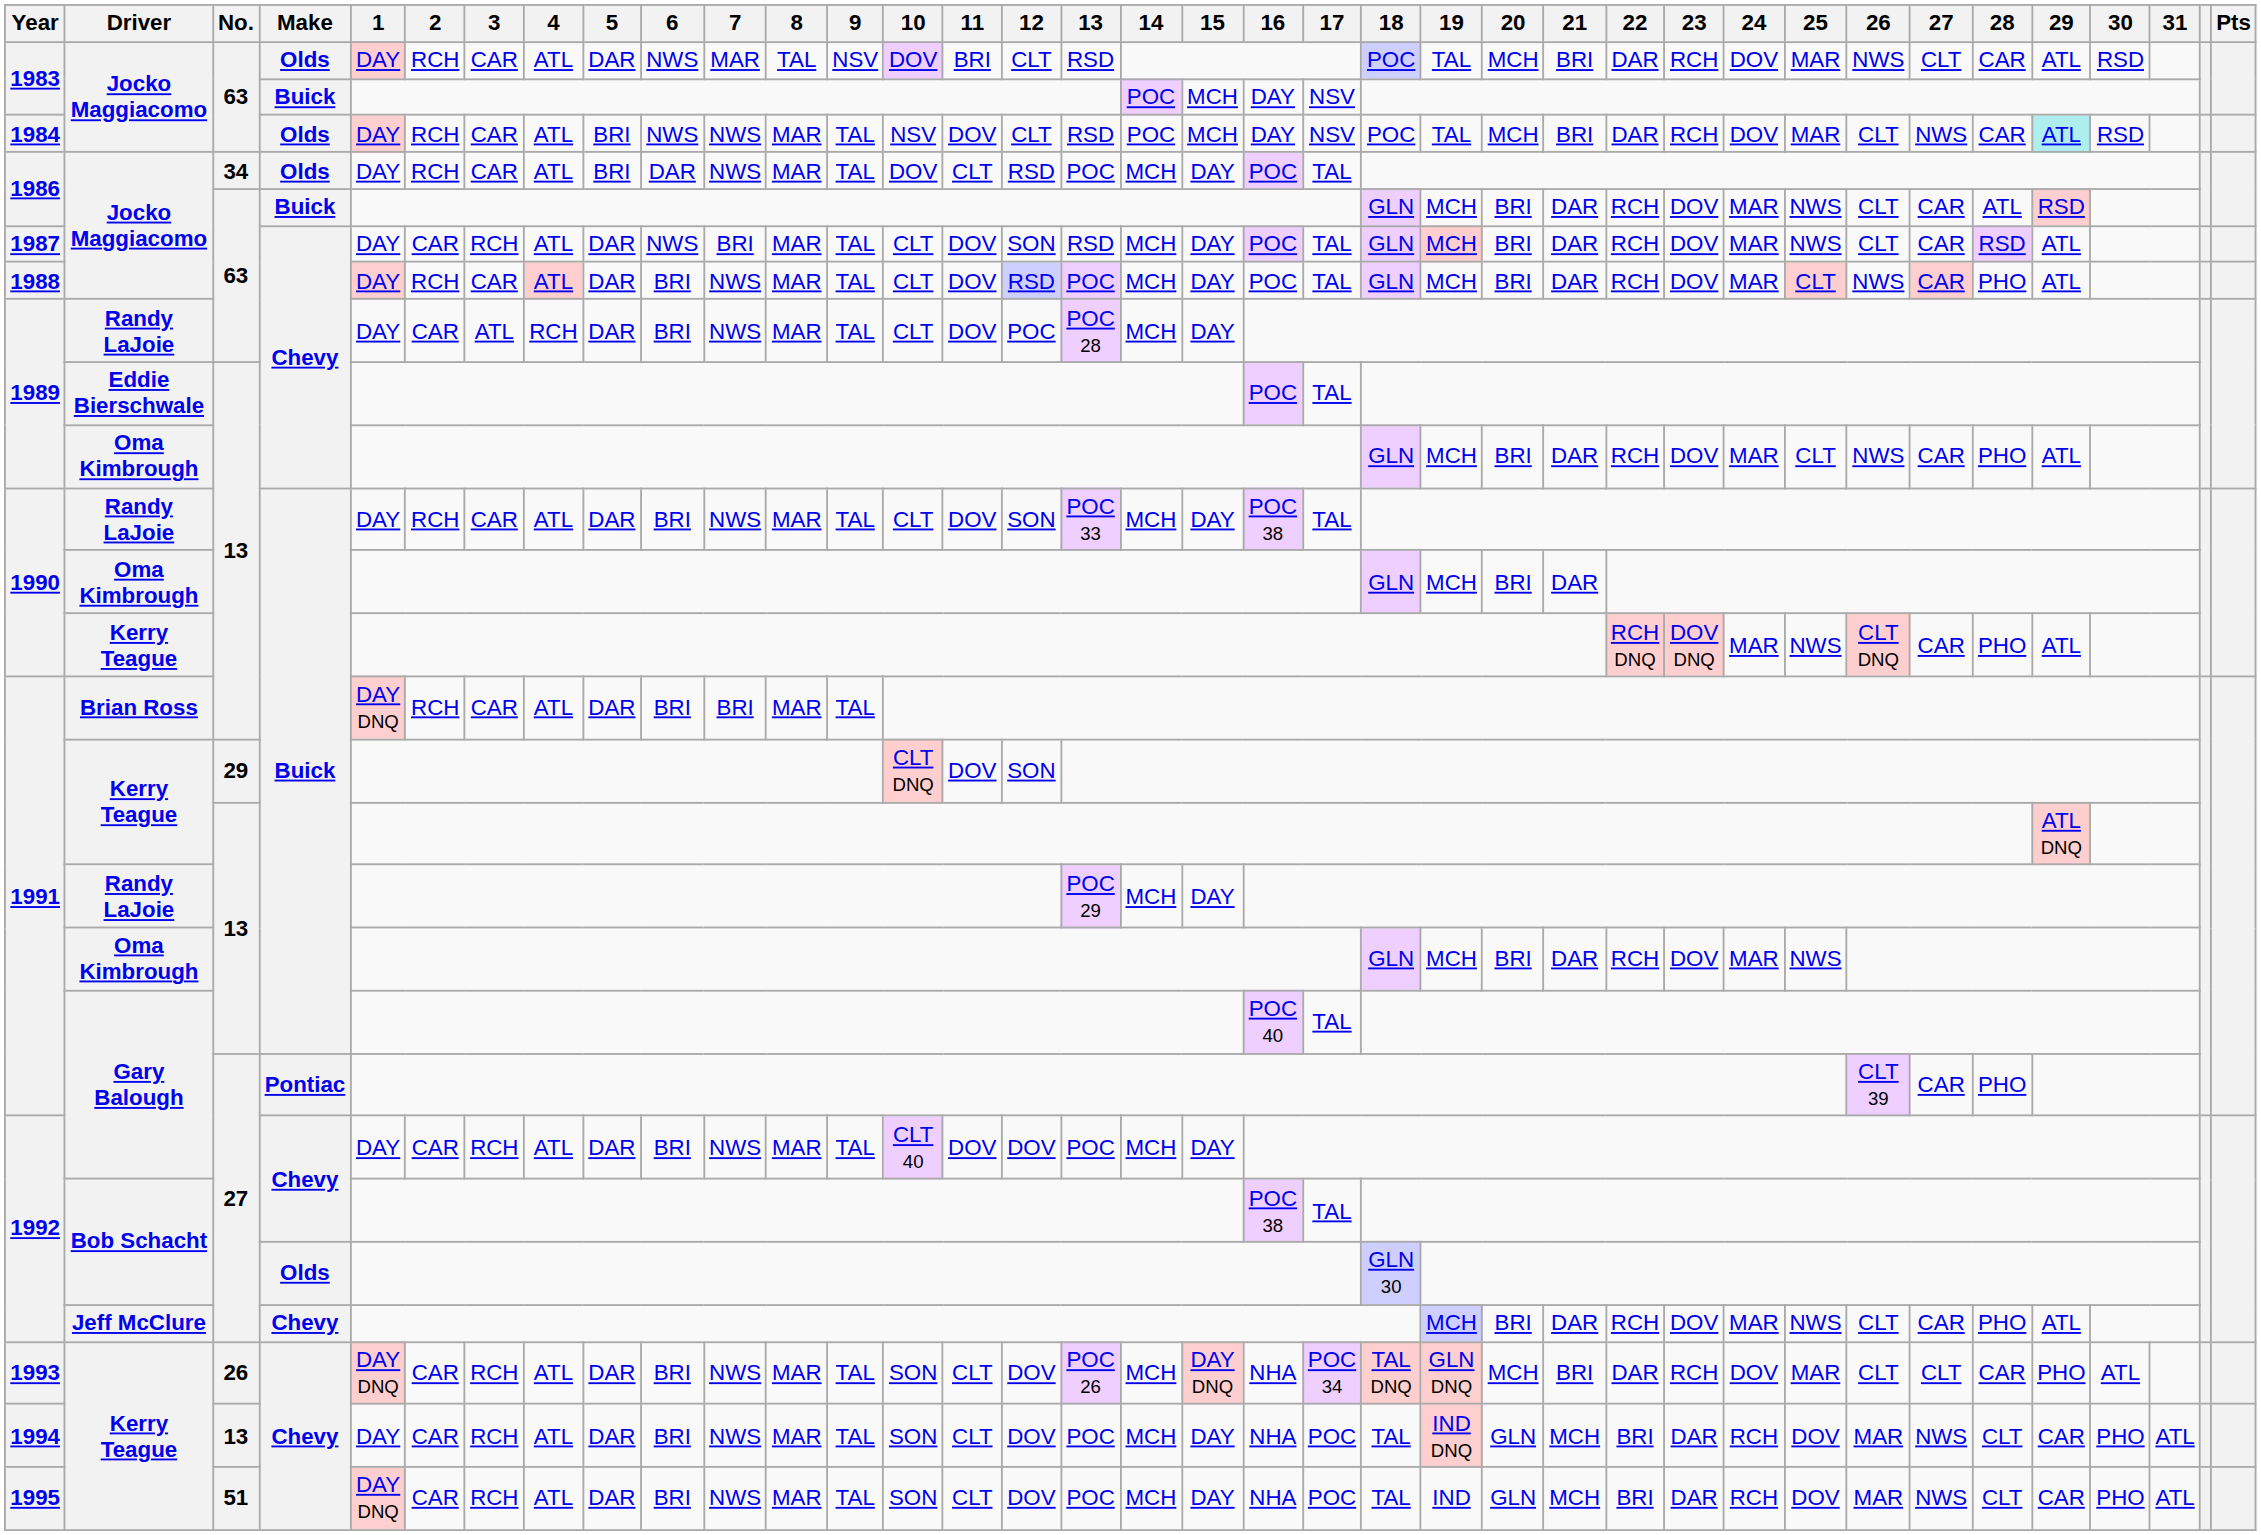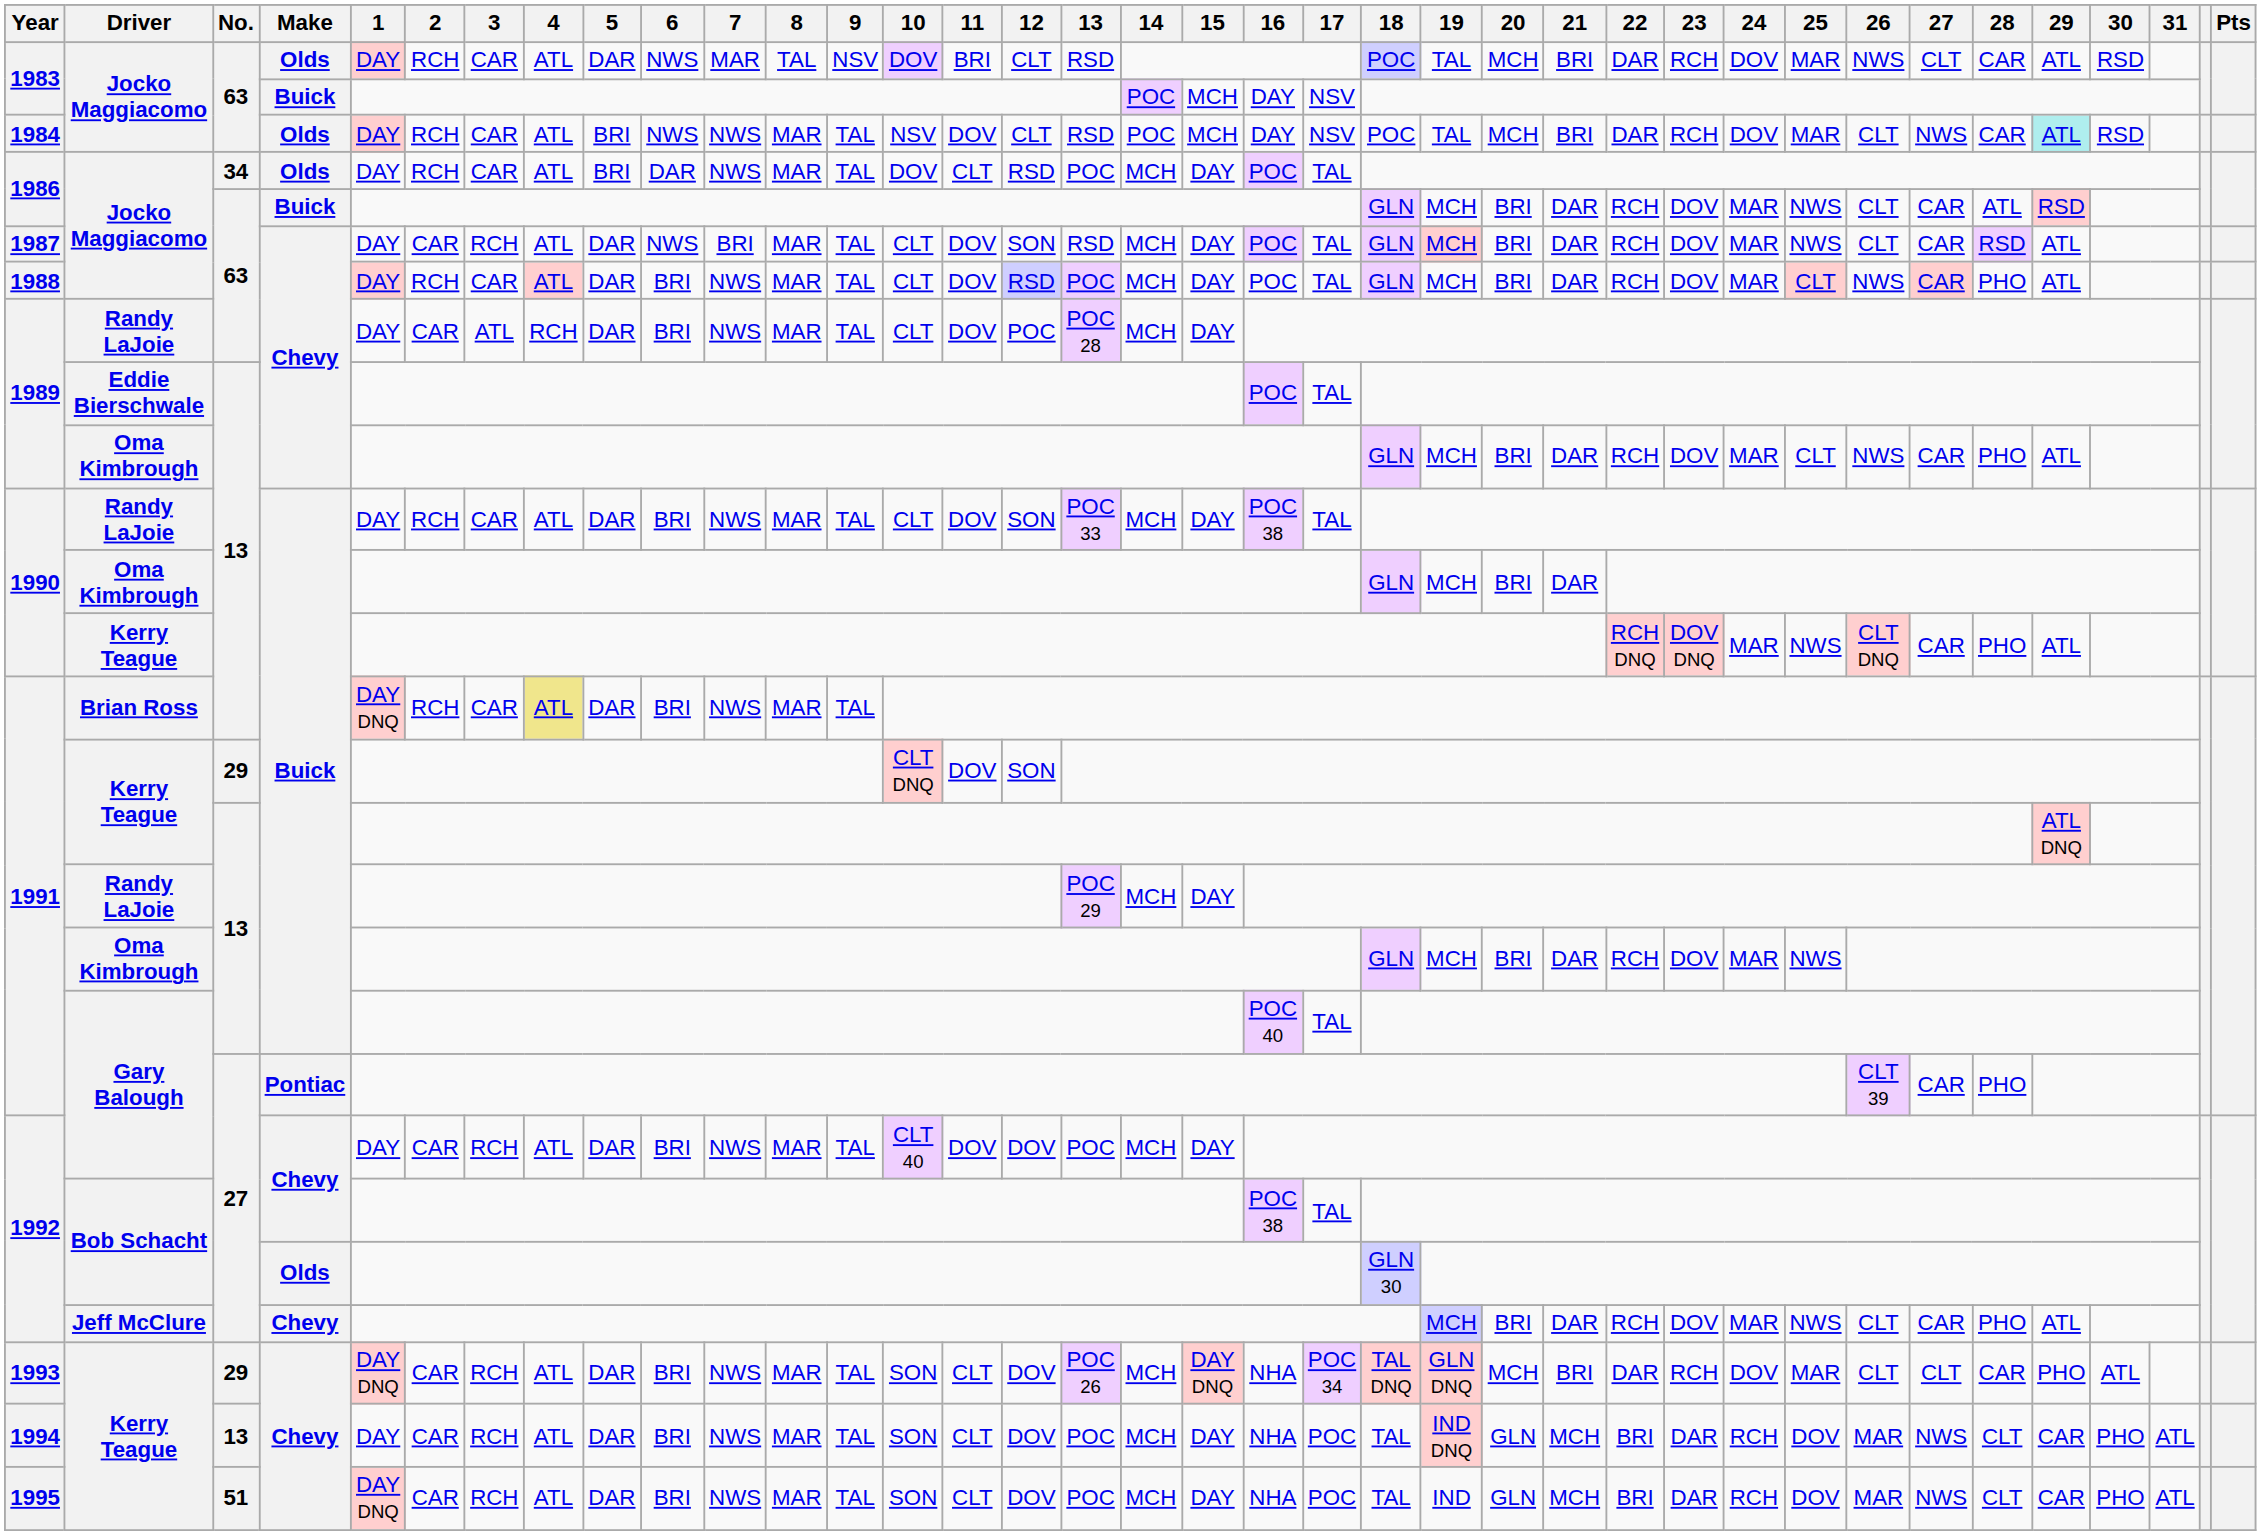(553, 708) no background -> (553, 708) khaki background
(735, 708) BRI -> (735, 708) NWS
(236, 1373) 26 -> (236, 1373) 29
